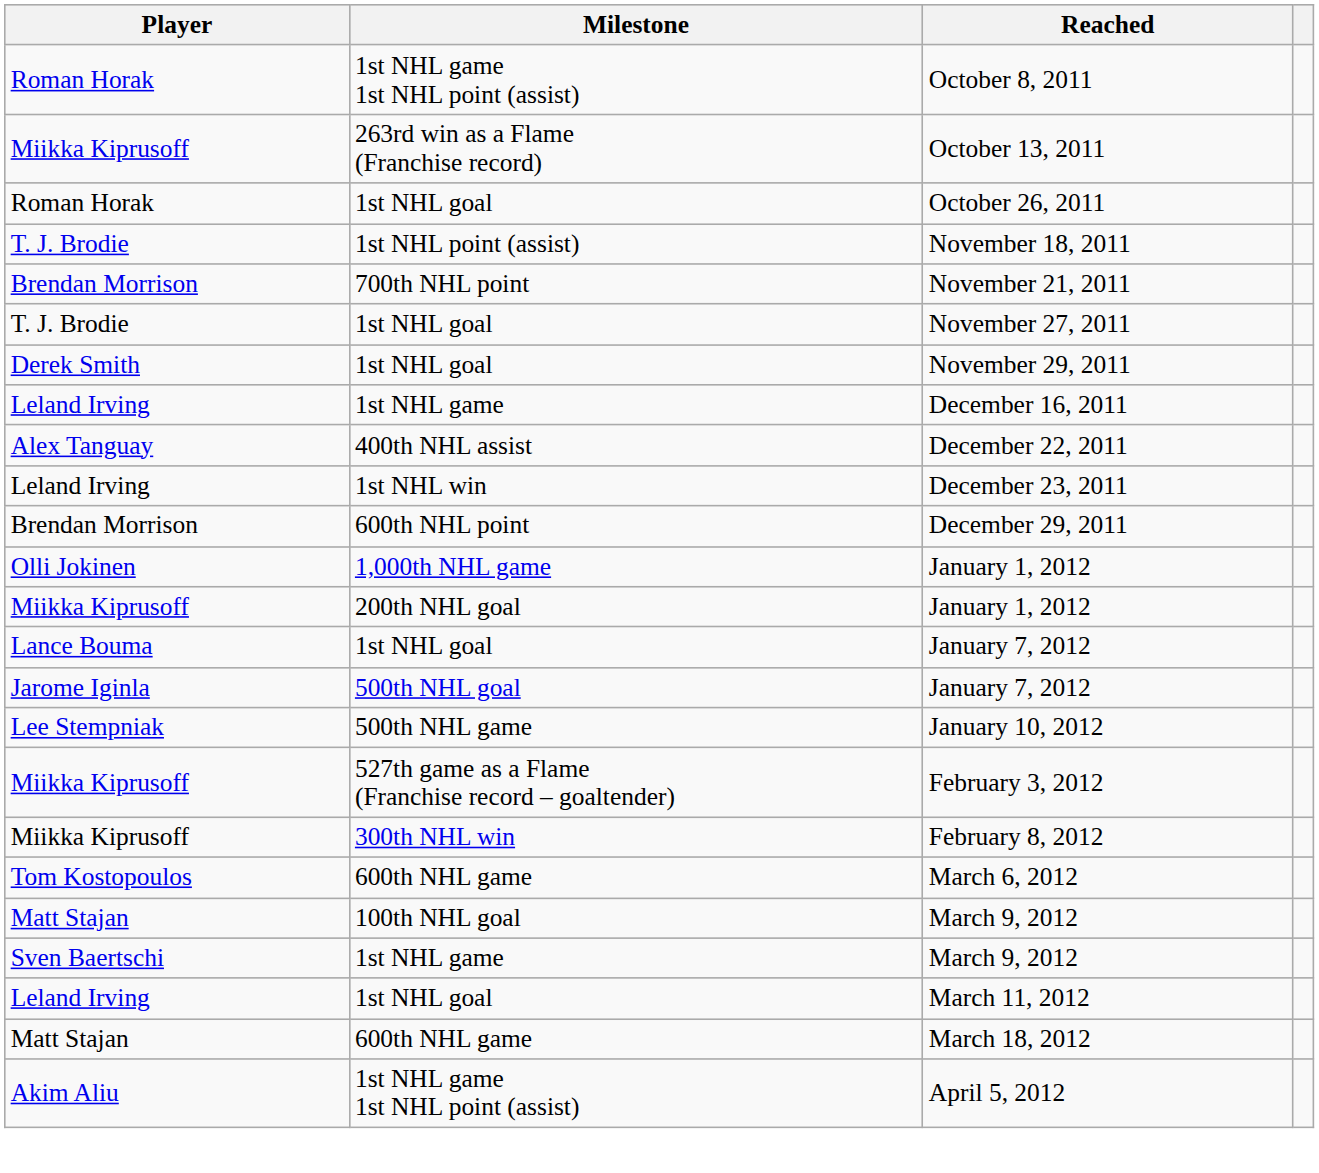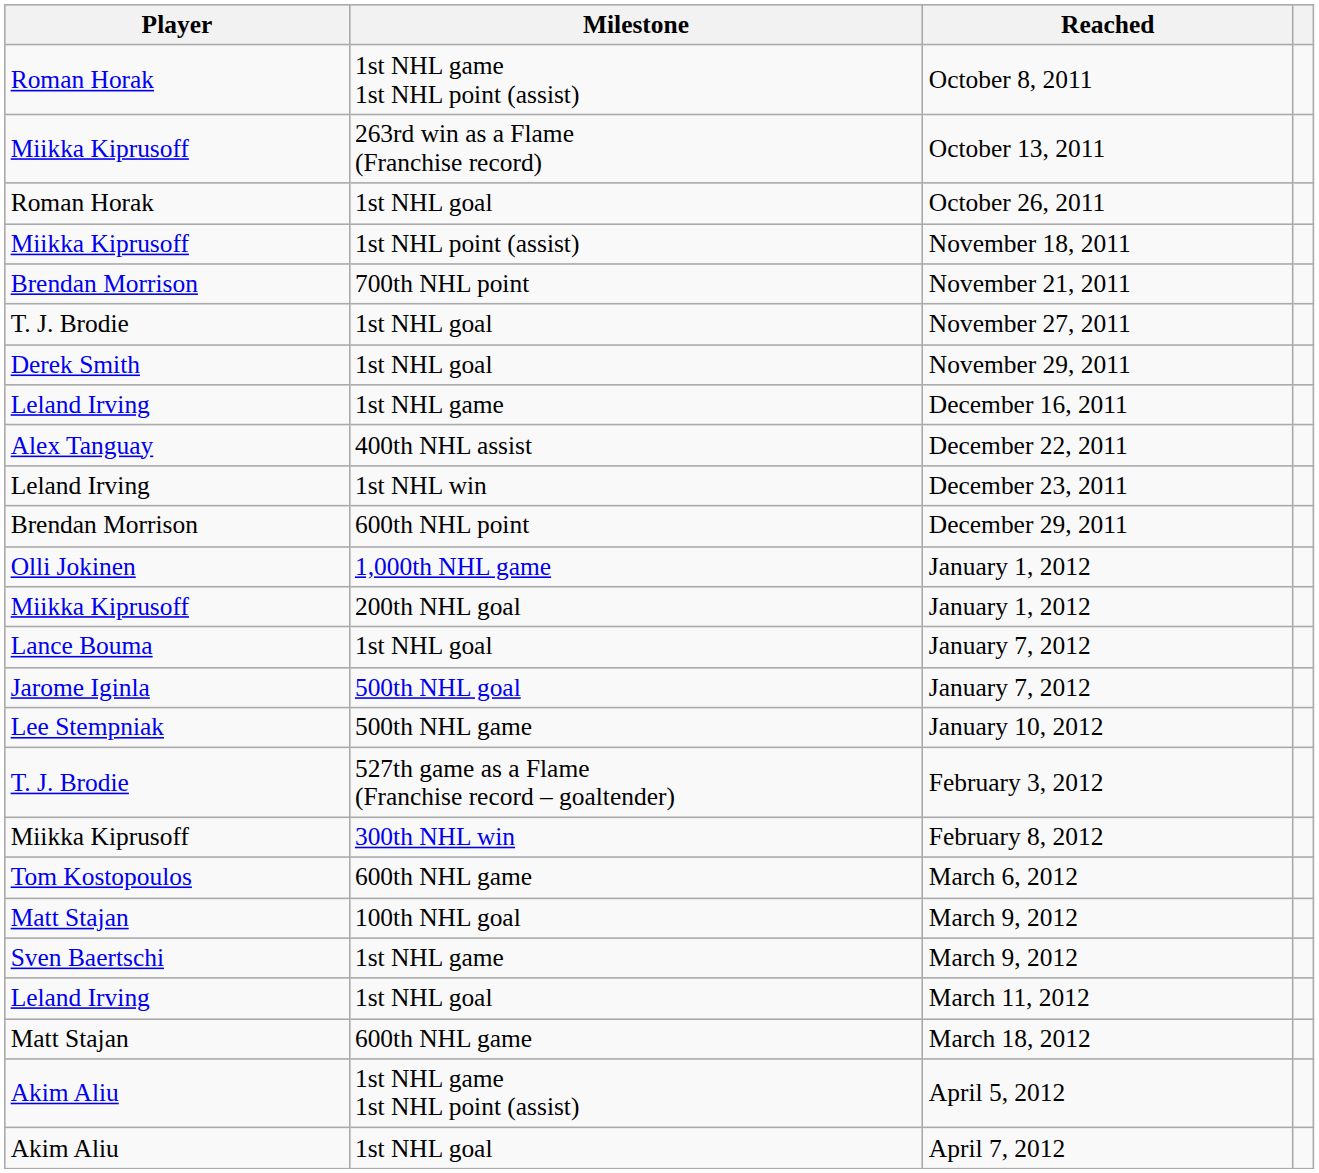(70, 243) T. J. Brodie -> (100, 243) Miikka Kiprusoff
(100, 782) Miikka Kiprusoff -> (70, 782) T. J. Brodie
+ row: (424, 1147)
